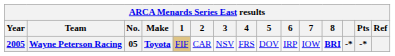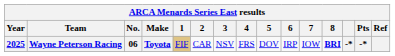(16, 43) 2005 -> (16, 43) 2025
(133, 43) 05 -> (133, 43) 06
